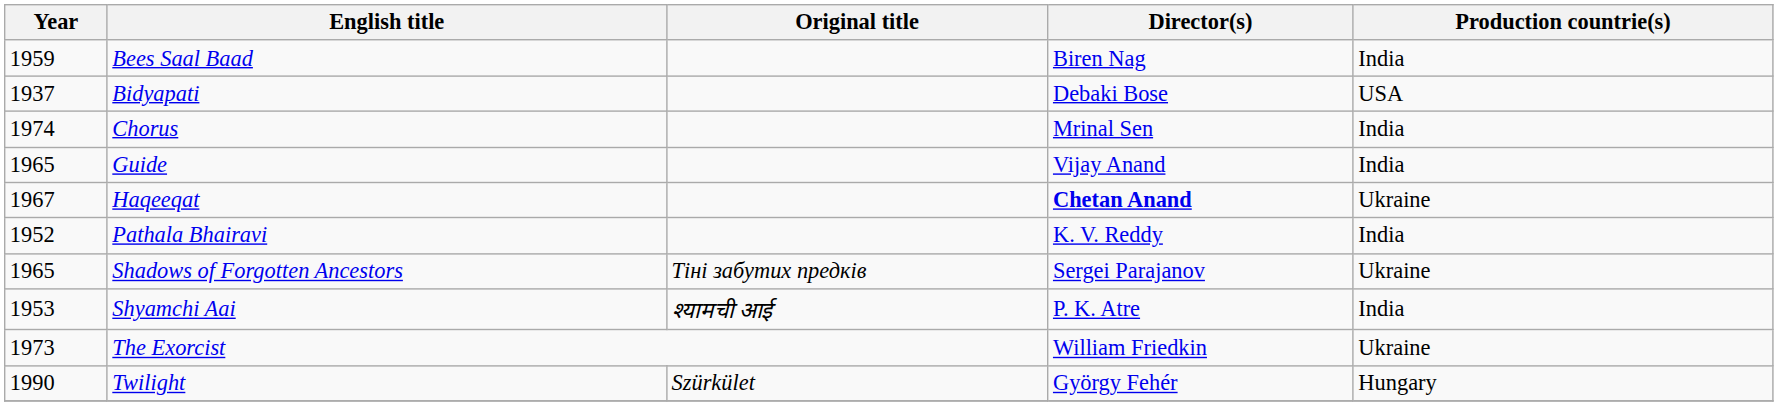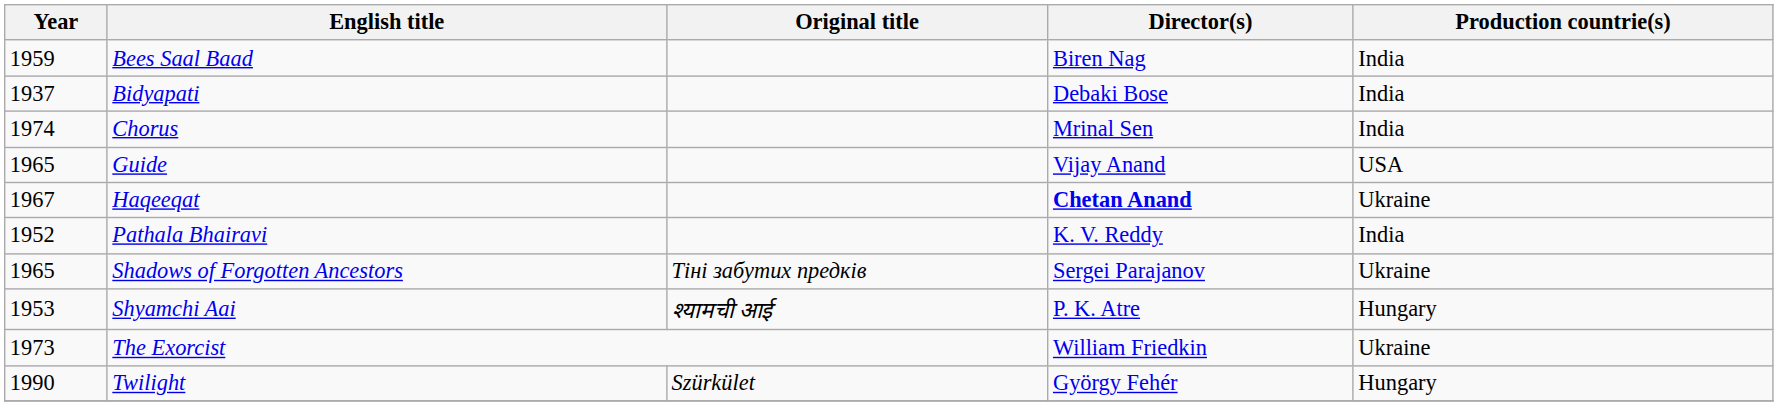(1381, 93) USA -> (1381, 93) India
(1381, 164) India -> (1381, 164) USA
(1381, 309) India -> (1398, 309) Hungary
